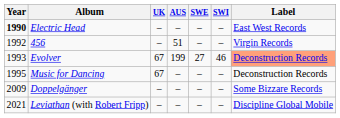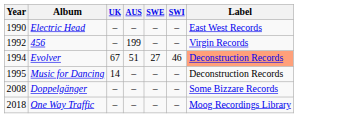(16, 27) bold -> (16, 27) normal
(178, 43) 51 -> (134, 43) 199
(16, 58) 1993 -> (16, 58) 1994
(178, 58) 199 -> (134, 58) 51
(159, 74) 67 -> (115, 74) 14
(16, 89) 2009 -> (16, 89) 2008
+ row: (62, 105)
- row: (90, 105)
